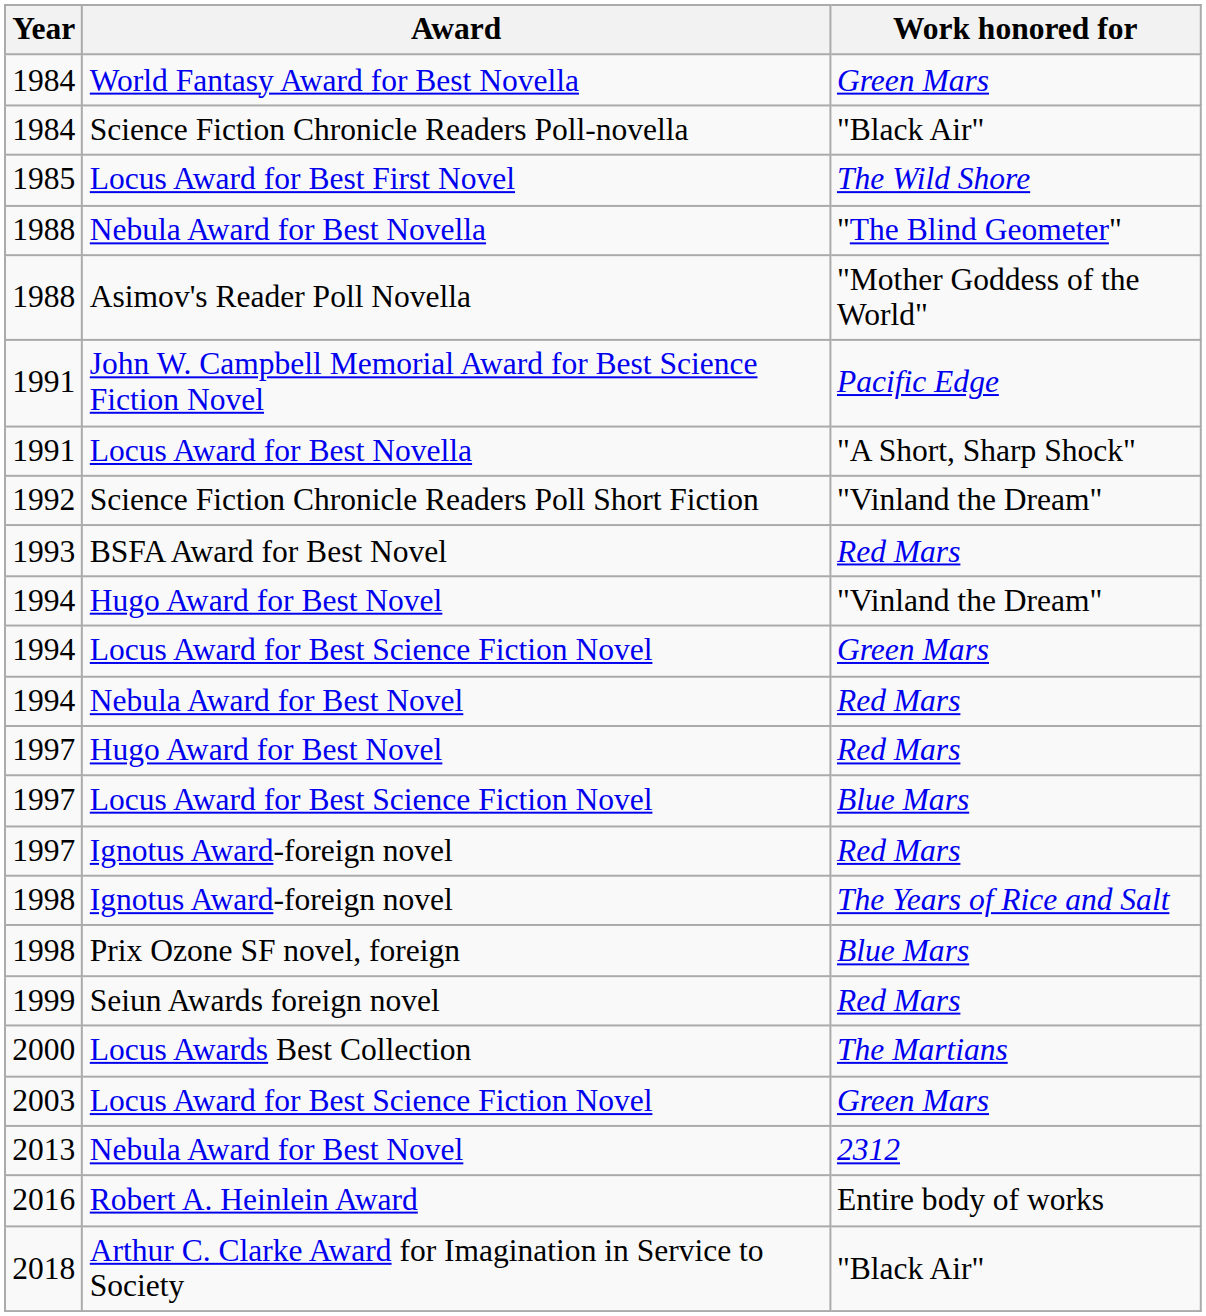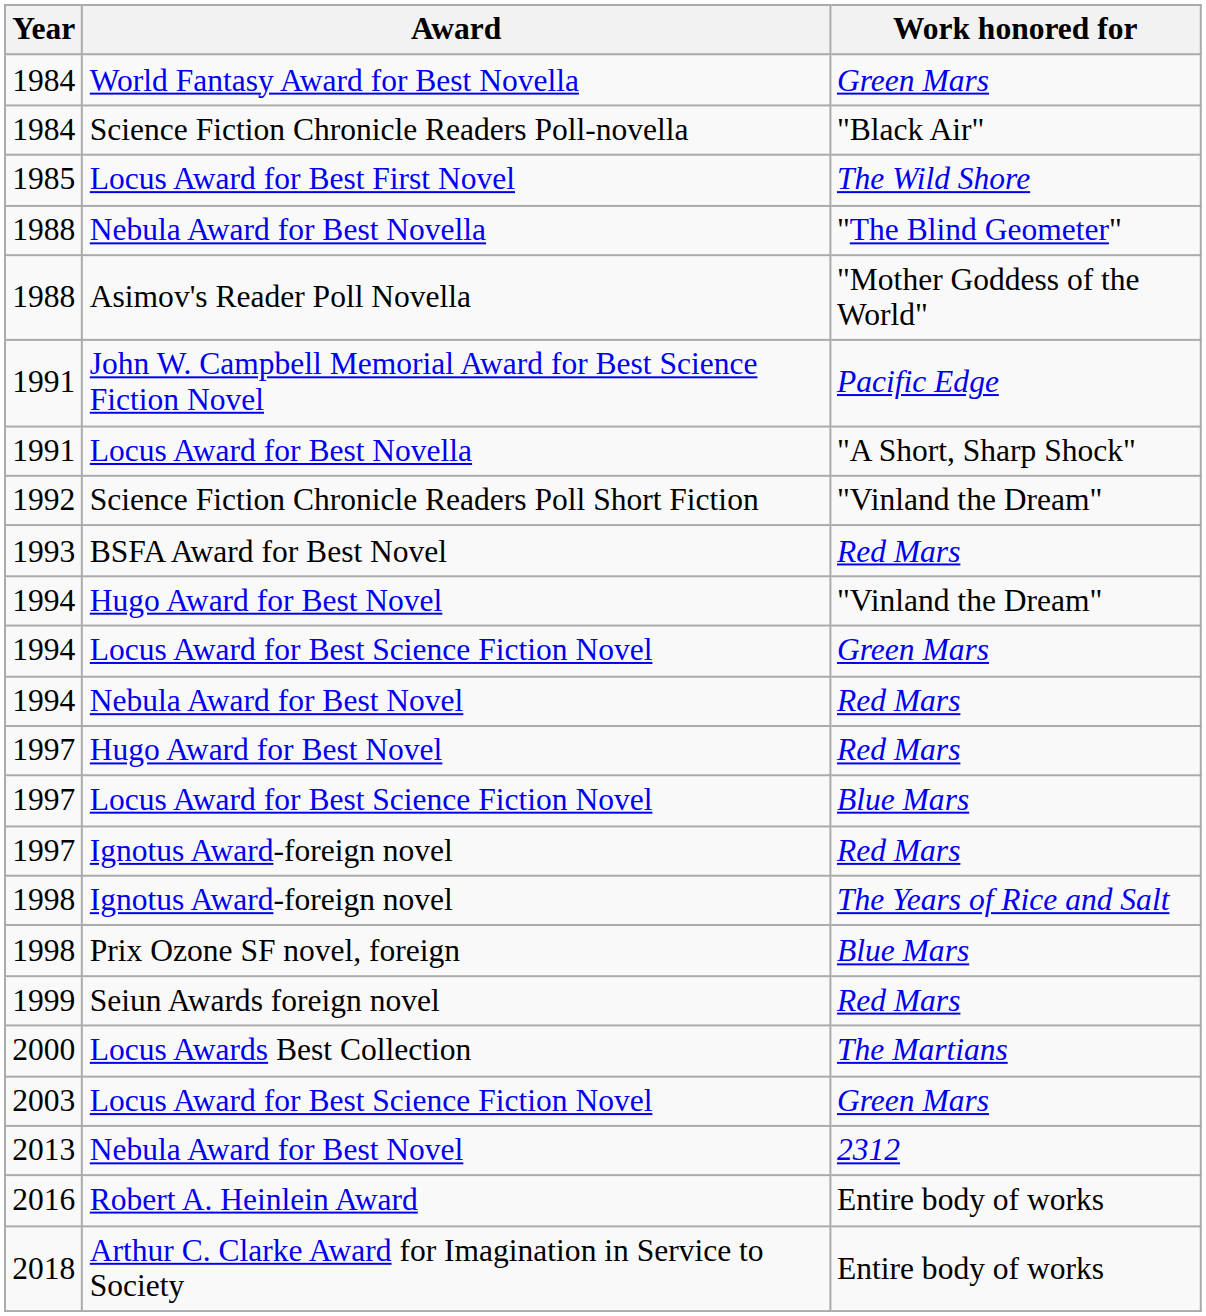(911, 1267) "Black Air" -> (970, 1267) Entire body of works
